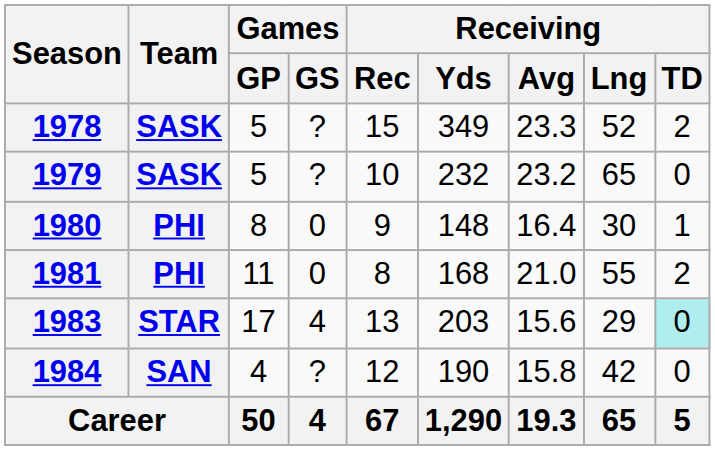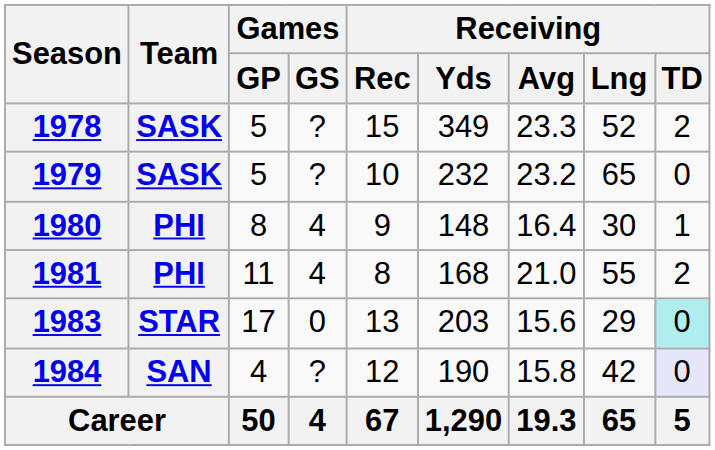(317, 224) 0 -> (317, 224) 4
(317, 273) 0 -> (317, 273) 4
(317, 322) 4 -> (317, 322) 0
(682, 371) no background -> (682, 371) lavender background
